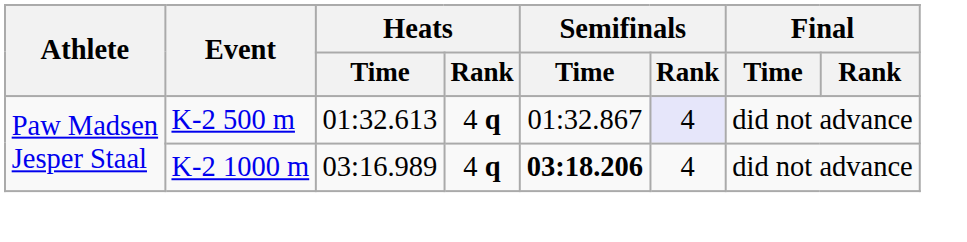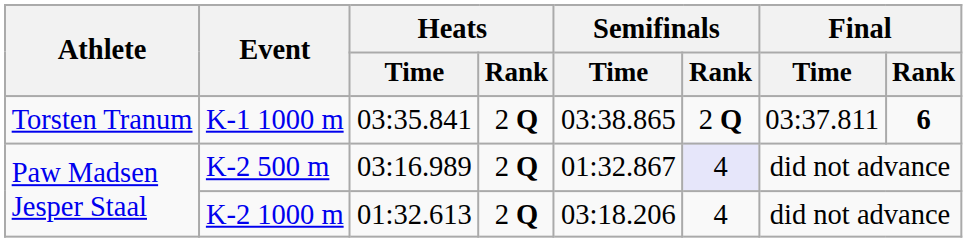+ row: (275, 119)
(380, 119) 01:32.613 -> (414, 166) 03:16.989
(482, 119) 4 q -> (516, 166) 2 Q
(380, 166) 03:16.989 -> (414, 213) 01:32.613
(482, 166) 4 q -> (516, 213) 2 Q
(585, 166) bold -> (618, 213) normal
